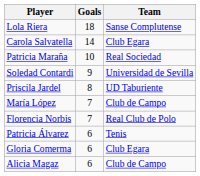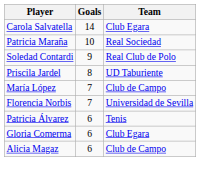- row: (27, 27)
(149, 73) Universidad de Sevilla -> (141, 57) Real Club de Polo
(141, 118) Real Club de Polo -> (149, 103) Universidad de Sevilla
